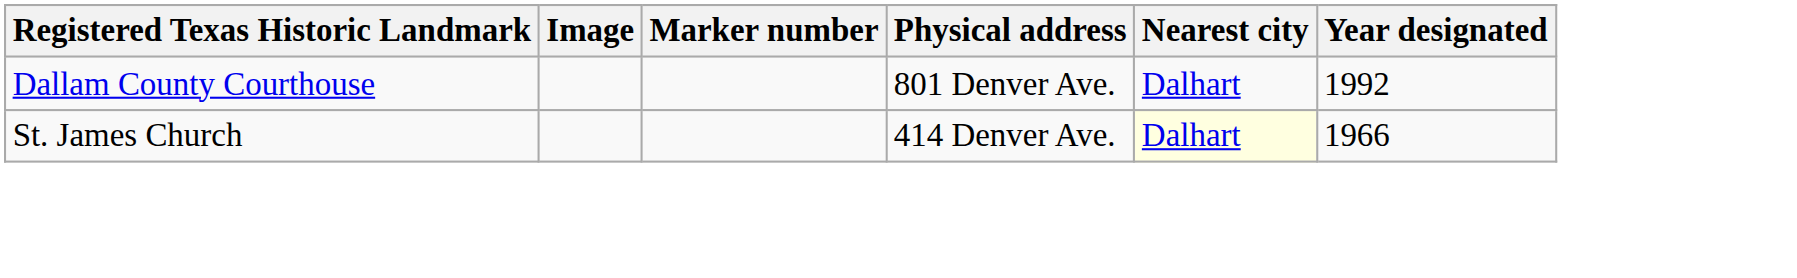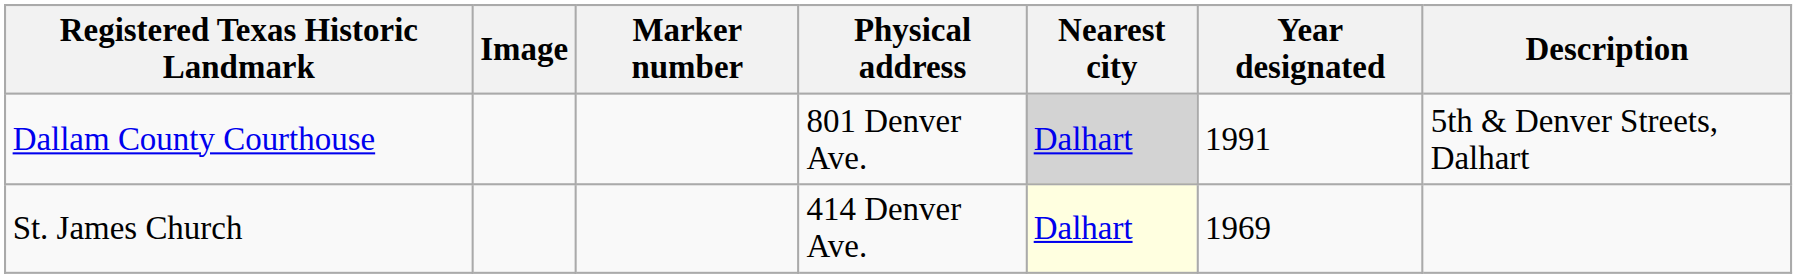+ column: (1607, 49)
(1191, 82) no background -> (1083, 138) lightgrey background
(1357, 82) 1992 -> (1238, 138) 1991
(1357, 135) 1966 -> (1238, 227) 1969
